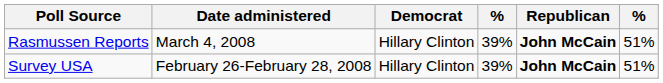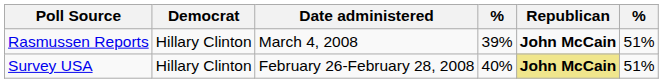columns swapped: (264, 16) <-> (427, 16)
(497, 66) 39% -> (497, 66) 40%
(568, 66) no background -> (568, 66) khaki background
